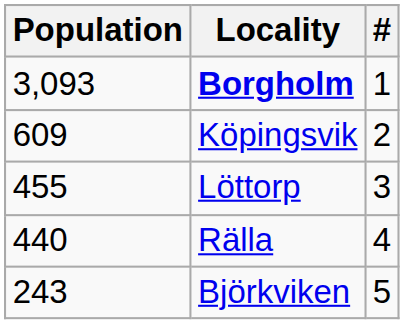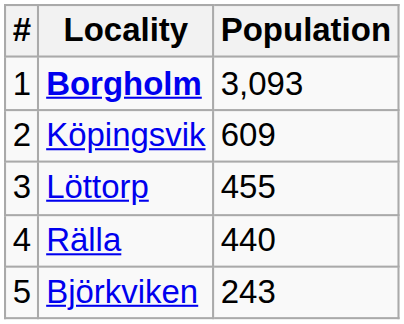columns swapped: (382, 30) <-> (98, 30)
